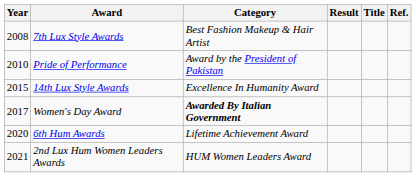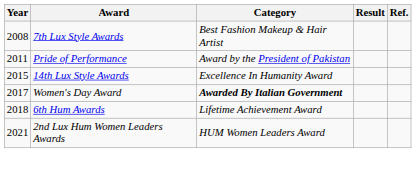- column: (374, 13)
(18, 65) 2010 -> (17, 59) 2011
(18, 134) 2020 -> (18, 110) 2018
